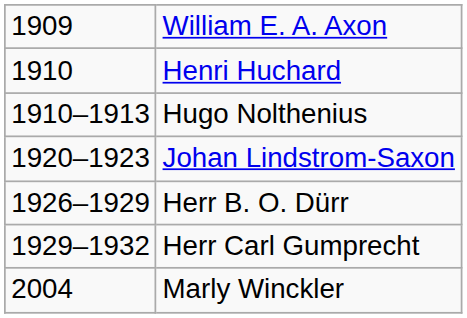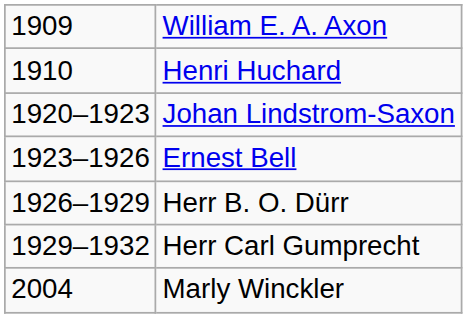- row: (265, 114)
+ row: (229, 158)
